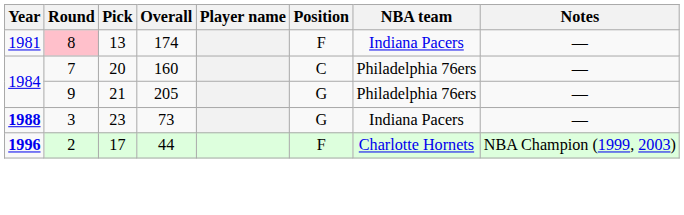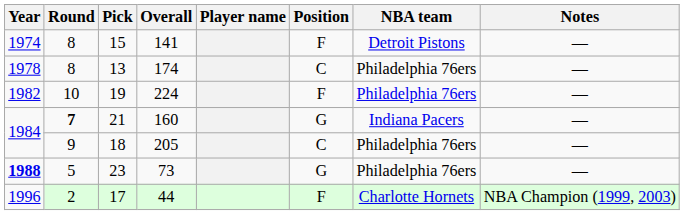+ row: (166, 42)
(24, 42) 1981 -> (24, 68) 1978
(71, 42) pink background -> (71, 68) no background
(321, 42) F -> (321, 68) C
(416, 42) Indiana Pacers -> (416, 68) Philadelphia 76ers
+ row: (166, 94)
(71, 68) normal -> (71, 119) bold
(117, 68) 20 -> (117, 119) 21
(321, 68) C -> (321, 119) G
(416, 68) Philadelphia 76ers -> (416, 119) Indiana Pacers
(117, 94) 21 -> (117, 145) 18
(321, 94) G -> (321, 145) C
(71, 119) 3 -> (71, 171) 5
(416, 119) Indiana Pacers -> (416, 171) Philadelphia 76ers
(24, 145) bold -> (24, 196) normal
